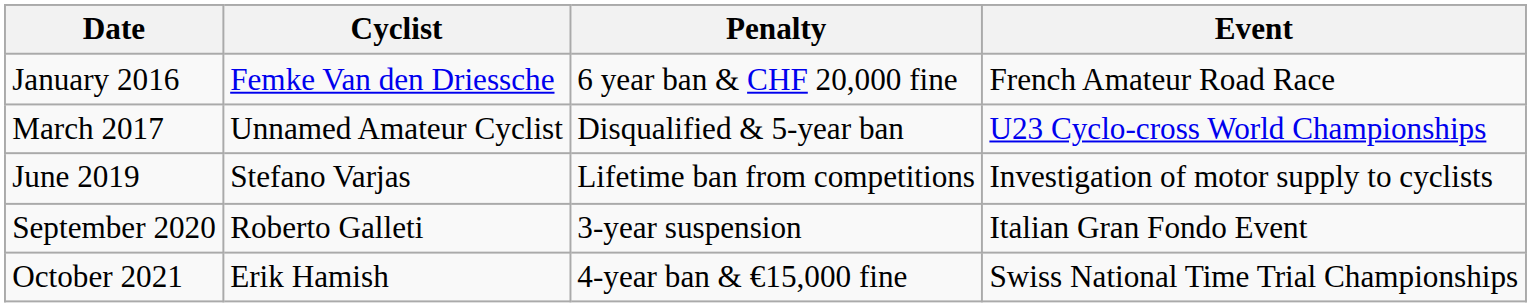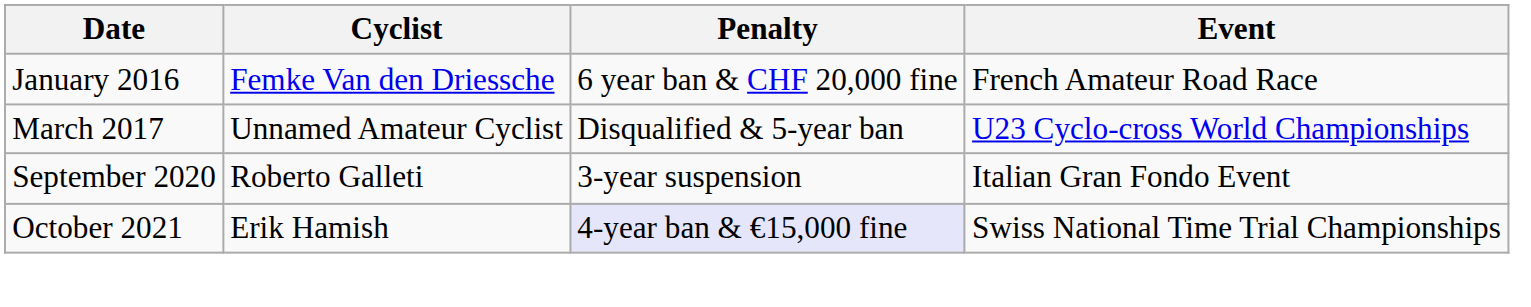- row: (76, 177)
(742, 276) no background -> (742, 227) lavender background
